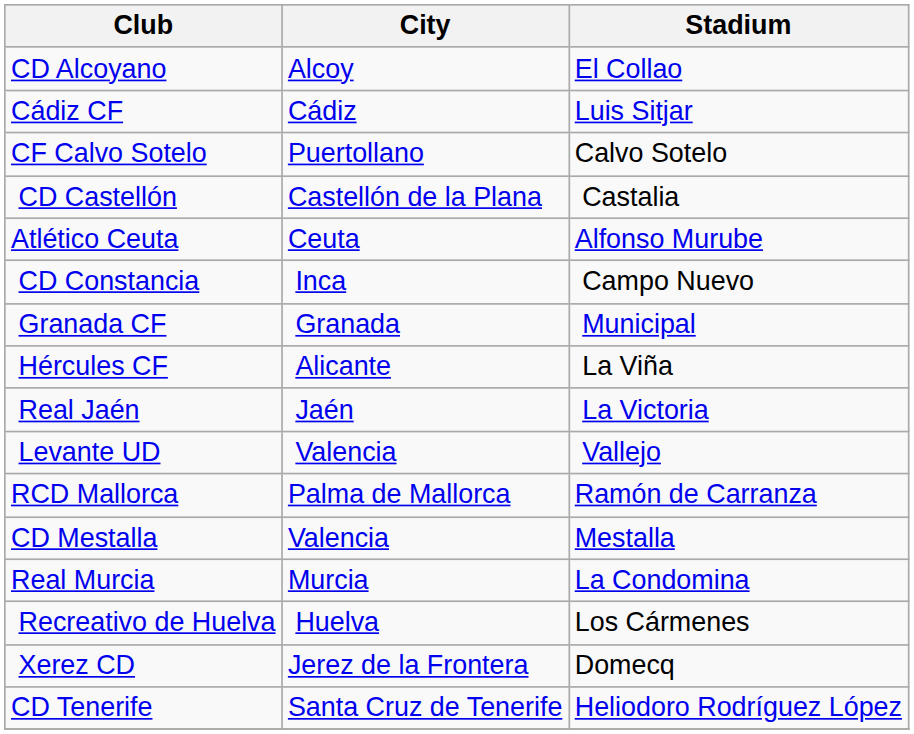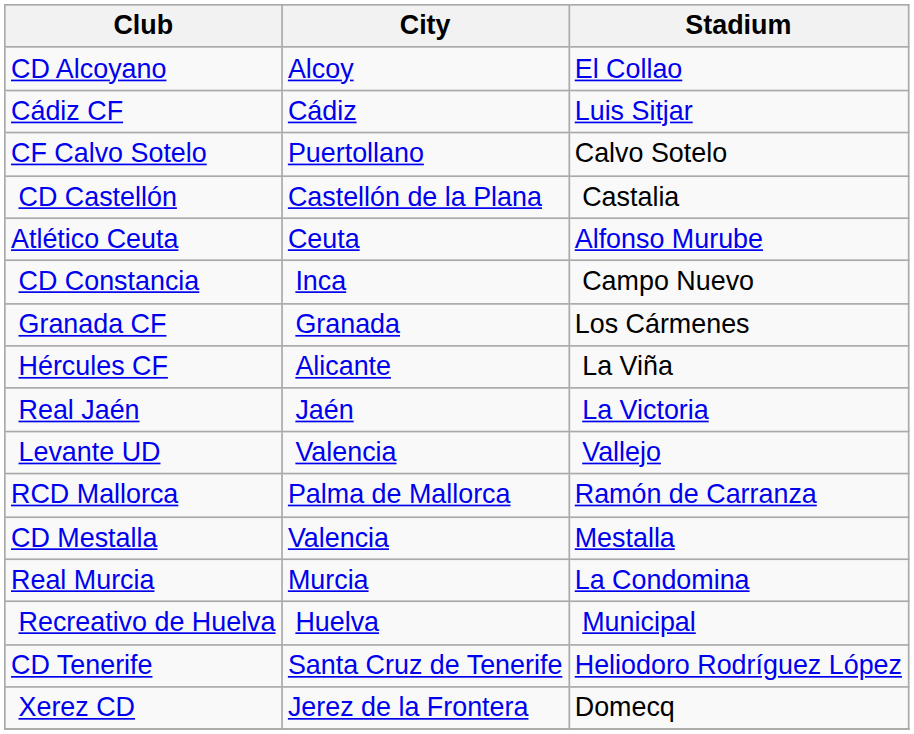(635, 324) Municipal -> (662, 324) Los Cármenes
(662, 622) Los Cármenes -> (635, 622) Municipal
rows swapped: (82, 707) <-> (73, 665)
